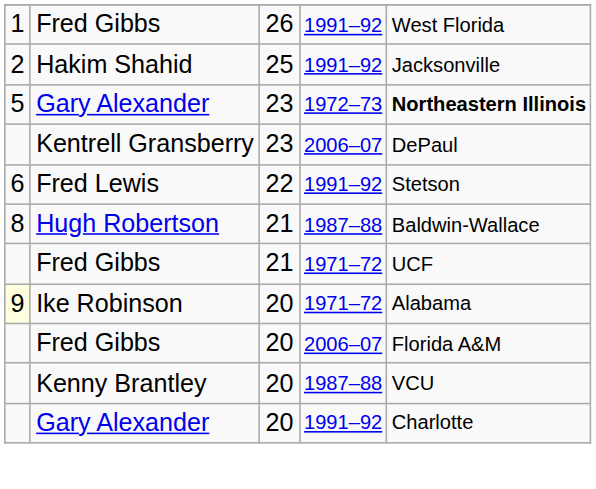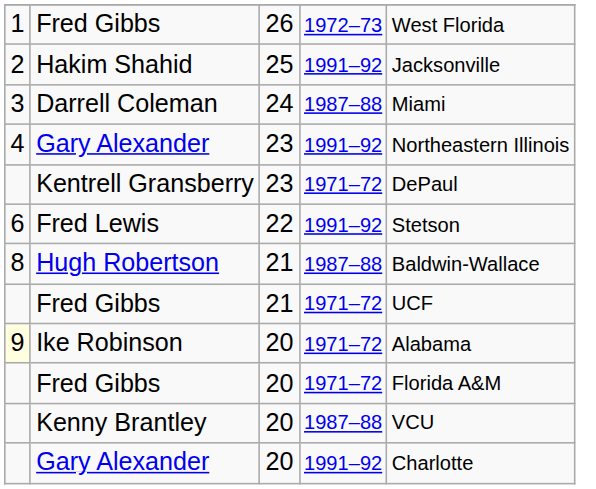(343, 25) 1991–92 -> (343, 25) 1972–73
+ row: (127, 104)
(18, 104) 5 -> (18, 143) 4
(343, 104) 1972–73 -> (343, 144) 1991–92
(489, 104) bold -> (481, 144) normal
(343, 144) 2006–07 -> (343, 184) 1971–72
(343, 343) 2006–07 -> (343, 383) 1971–72
